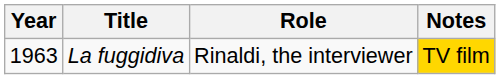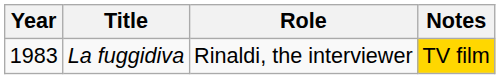(34, 55) 1963 -> (34, 55) 1983
